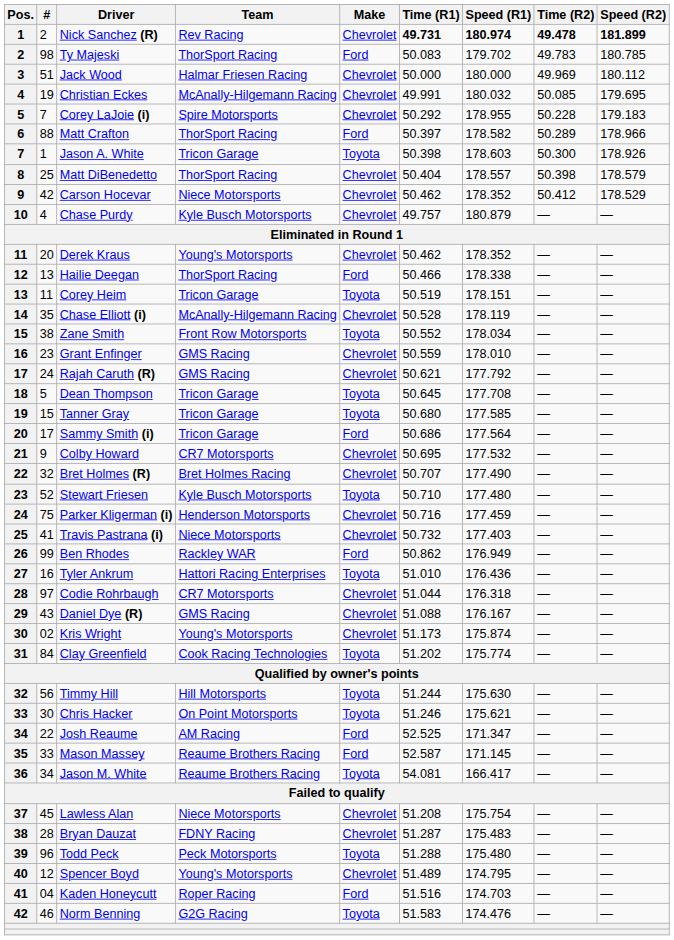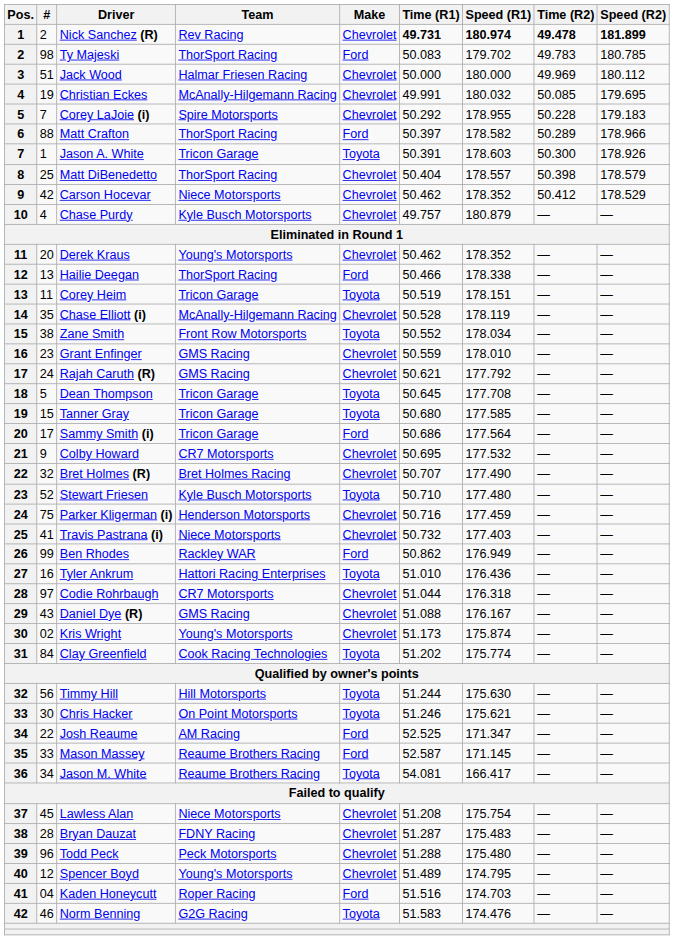(422, 154) 50.398 -> (422, 154) 50.391
(361, 853) Toyota -> (370, 853) Chevrolet
